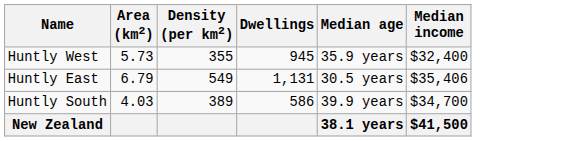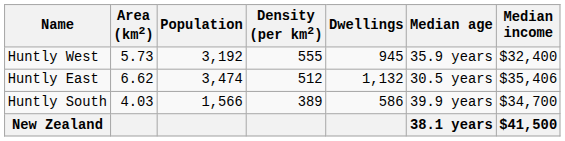+ column: (201, 25)
(221, 58) 355 -> (310, 58) 555
(137, 80) 6.79 -> (137, 80) 6.62
(221, 80) 549 -> (310, 80) 512
(294, 80) 1,131 -> (383, 80) 1,132
